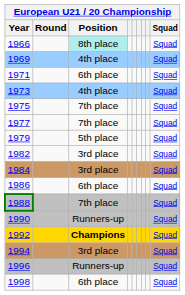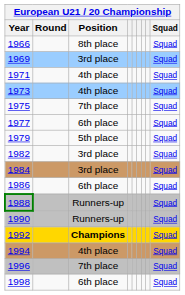(98, 43) paleturquoise background -> (98, 43) no background
(98, 59) 4th place -> (98, 59) 3rd place
(98, 75) 6th place -> (98, 75) 4th place
(98, 122) 7th place -> (98, 122) 6th place
(98, 202) 7th place -> (98, 202) Runners-up
(98, 250) 3rd place -> (98, 250) 4th place
(98, 266) Runners-up -> (98, 266) 7th place
